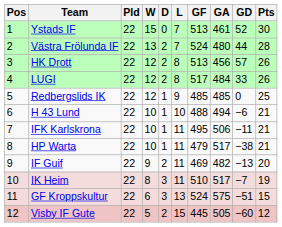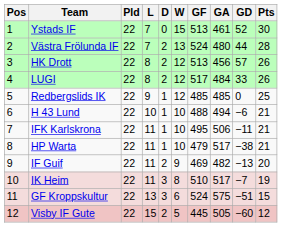columns swapped: (150, 12) <-> (180, 12)
